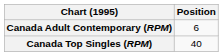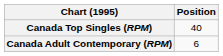rows swapped: (89, 43) <-> (89, 28)
